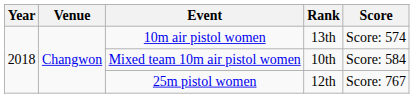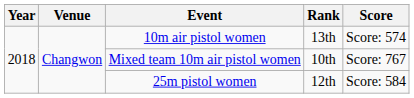(376, 59) Score: 584 -> (376, 59) Score: 767
(376, 81) Score: 767 -> (376, 81) Score: 584
